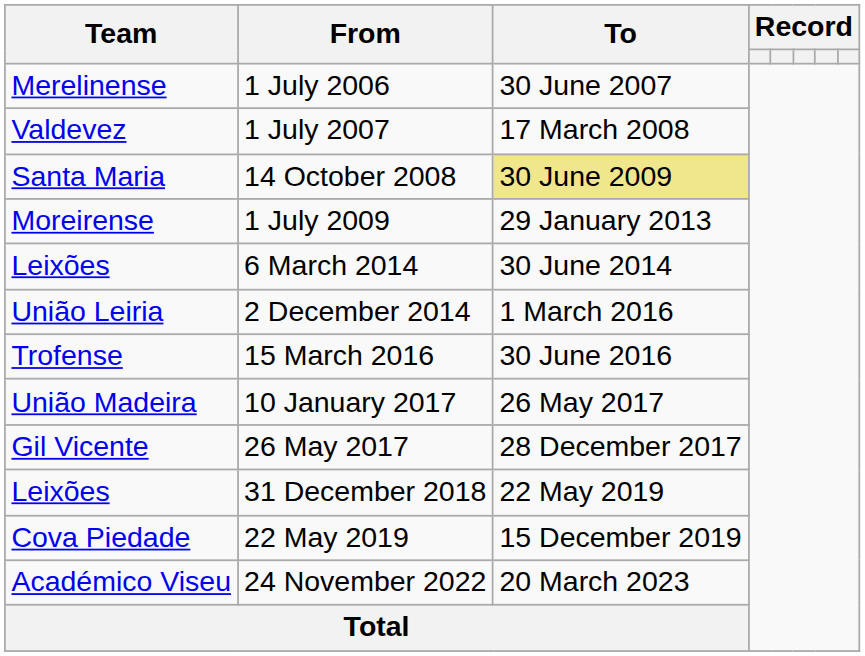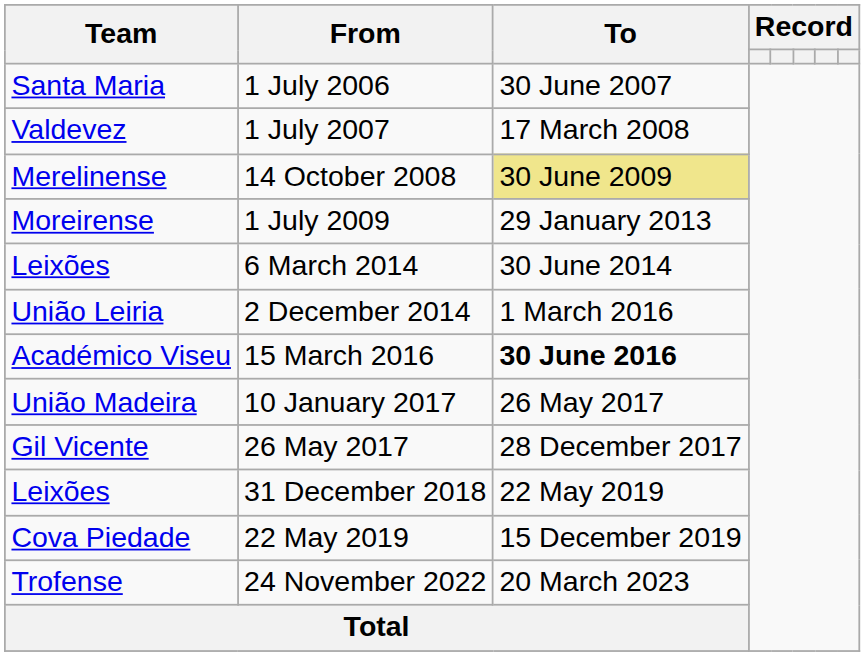(89, 85) Merelinense -> (88, 85) Santa Maria
(88, 175) Santa Maria -> (89, 175) Merelinense
(67, 356) Trofense -> (121, 356) Académico Viseu
(586, 356) normal -> (588, 356) bold
(121, 582) Académico Viseu -> (67, 582) Trofense
